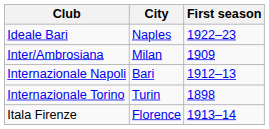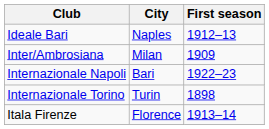(212, 34) 1922–23 -> (212, 34) 1912–13
(212, 74) 1912–13 -> (212, 74) 1922–23
